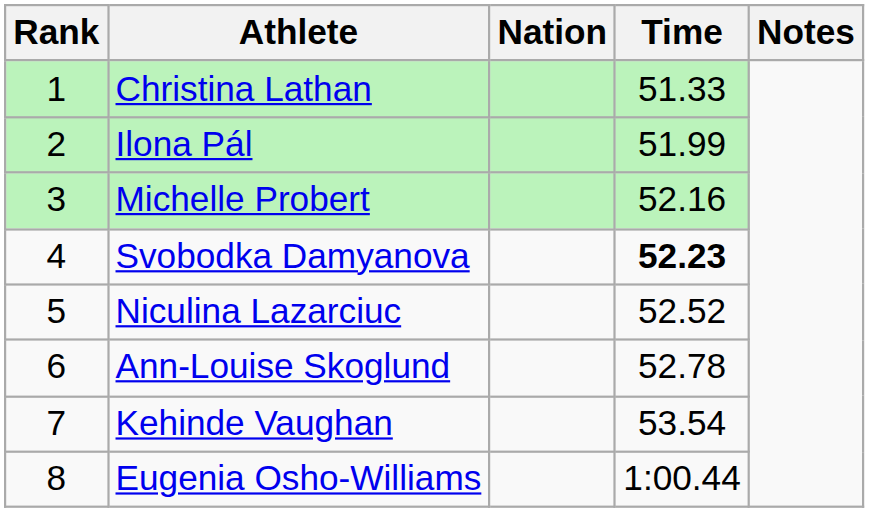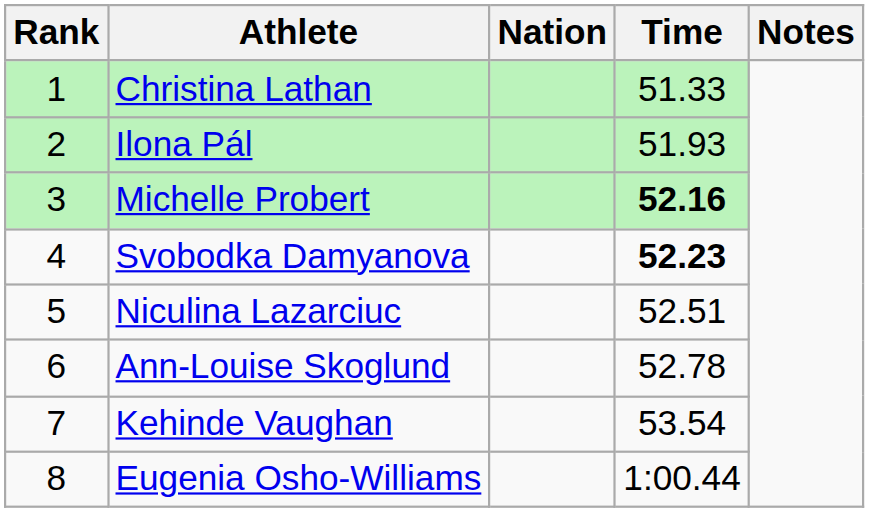(682, 144) 51.99 -> (682, 144) 51.93
(682, 199) normal -> (682, 199) bold
(682, 311) 52.52 -> (682, 311) 52.51
